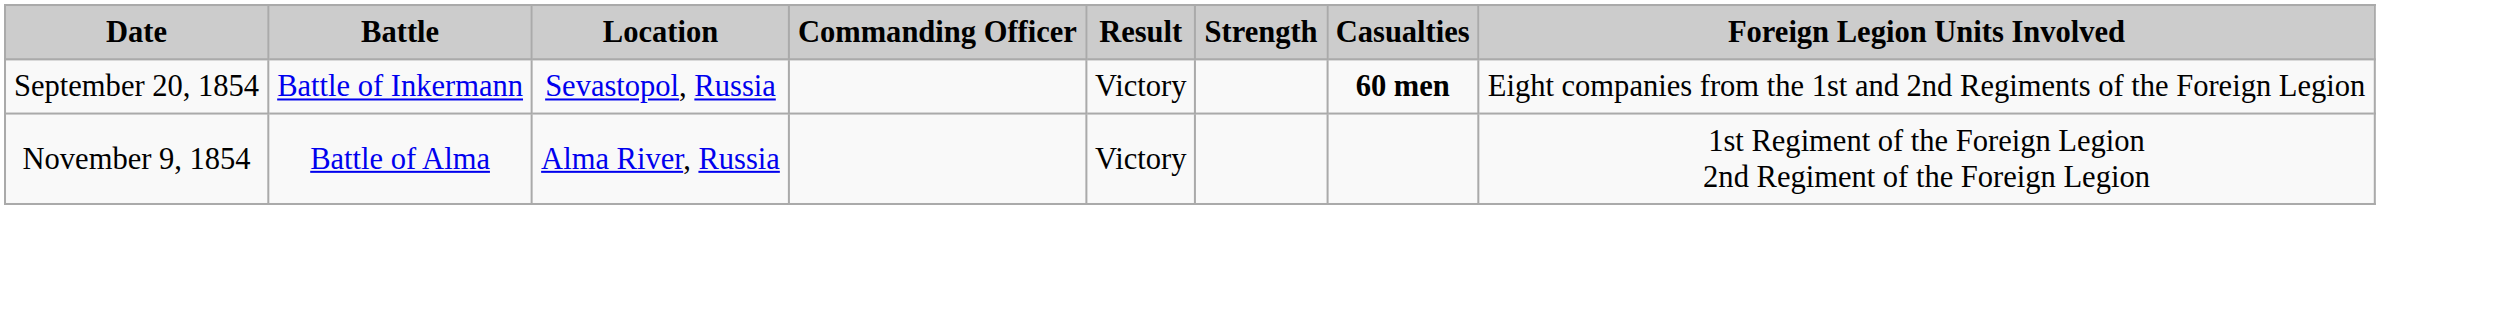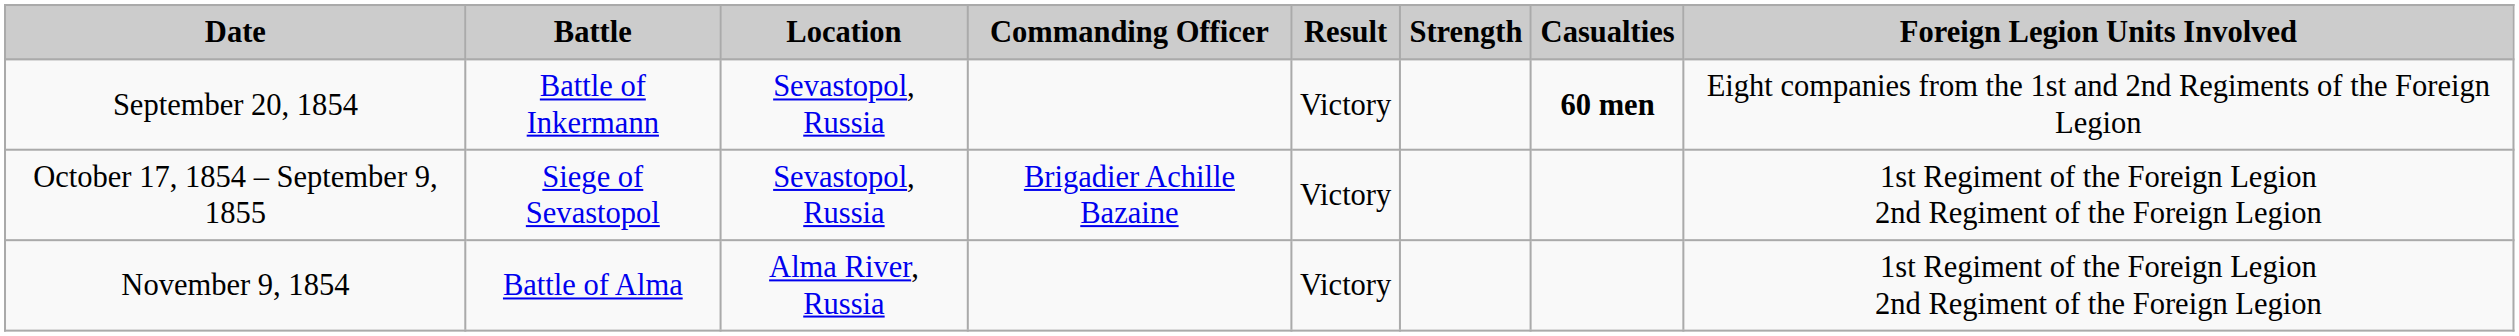+ row: (235, 194)
